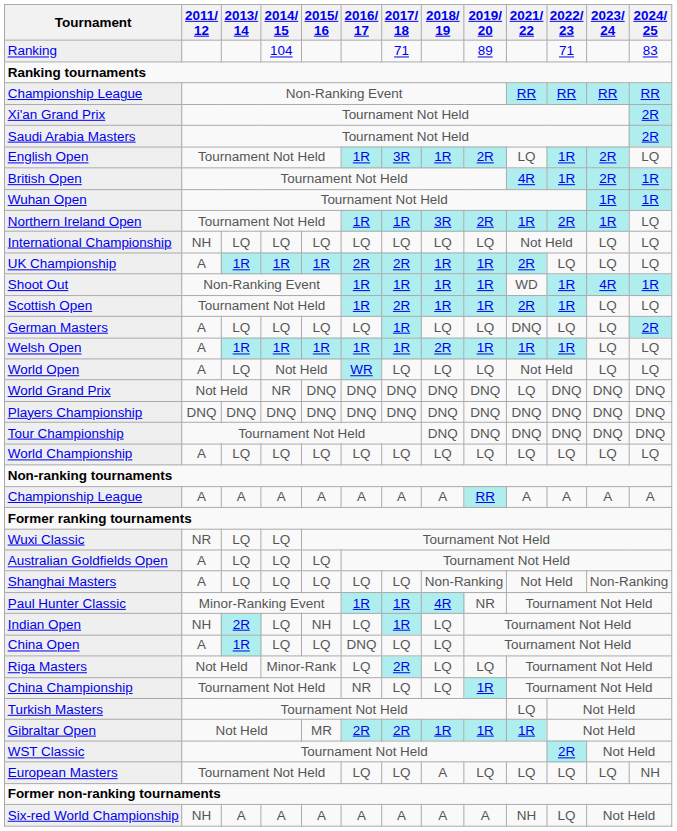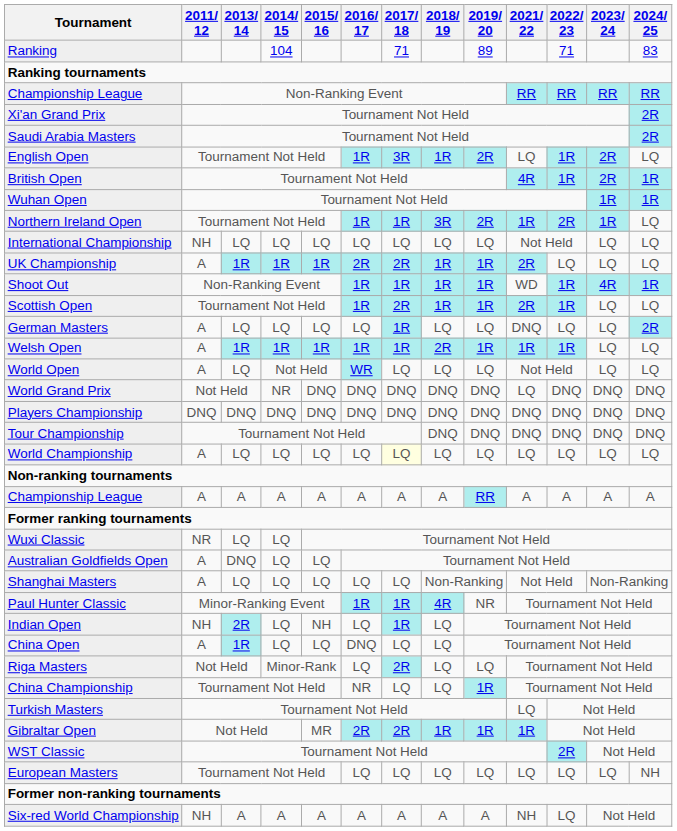(402, 454) no background -> (402, 454) lightyellow background
(241, 560) LQ -> (241, 560) DNQ
(443, 772) A -> (443, 772) LQ
